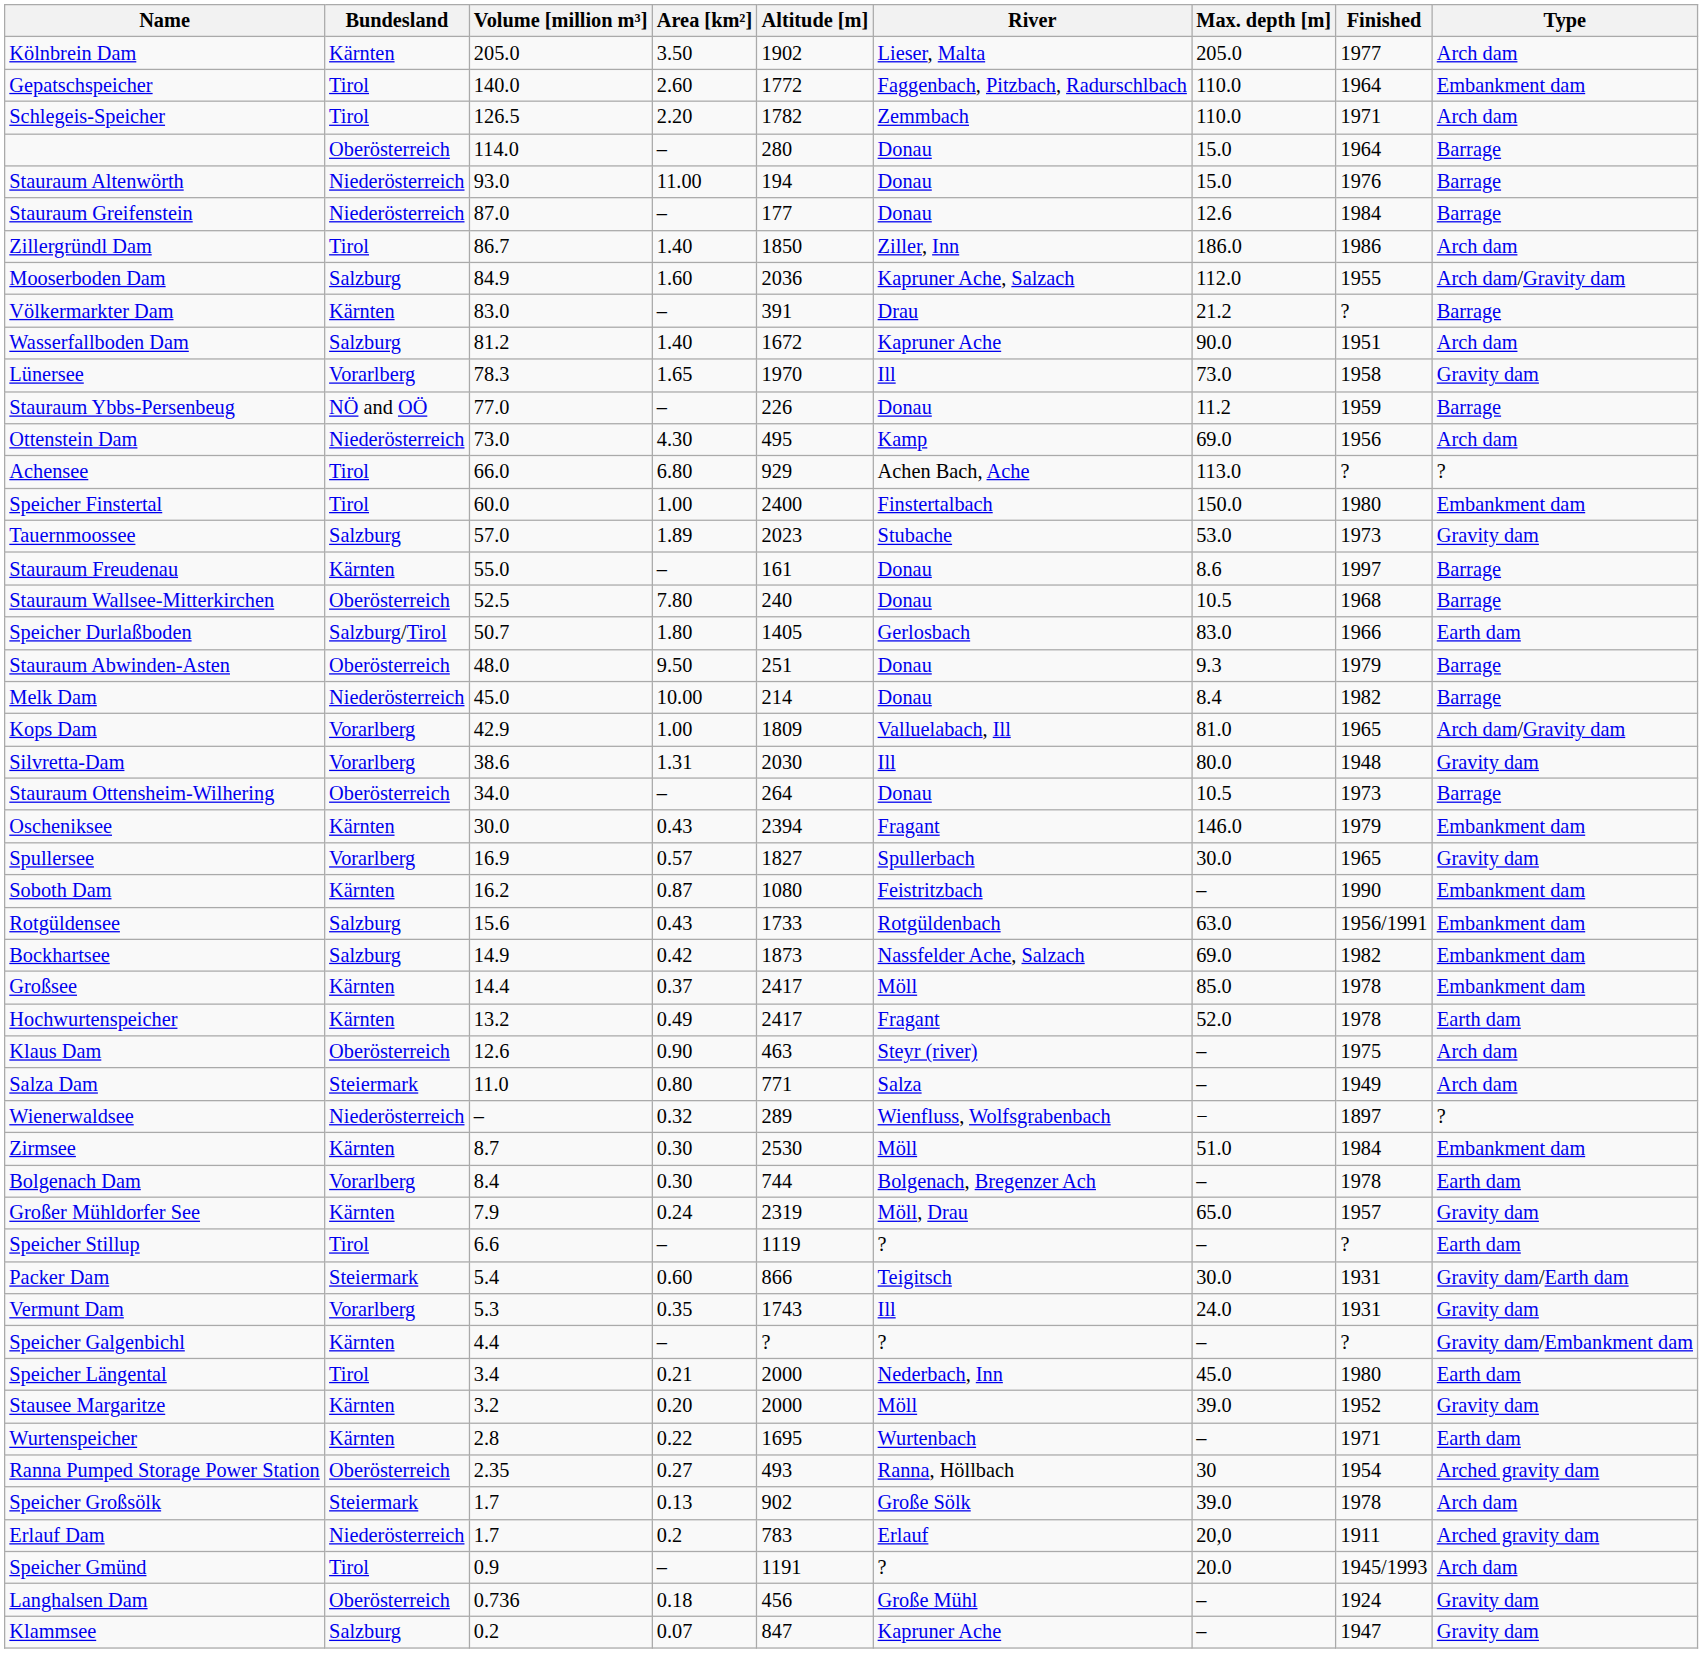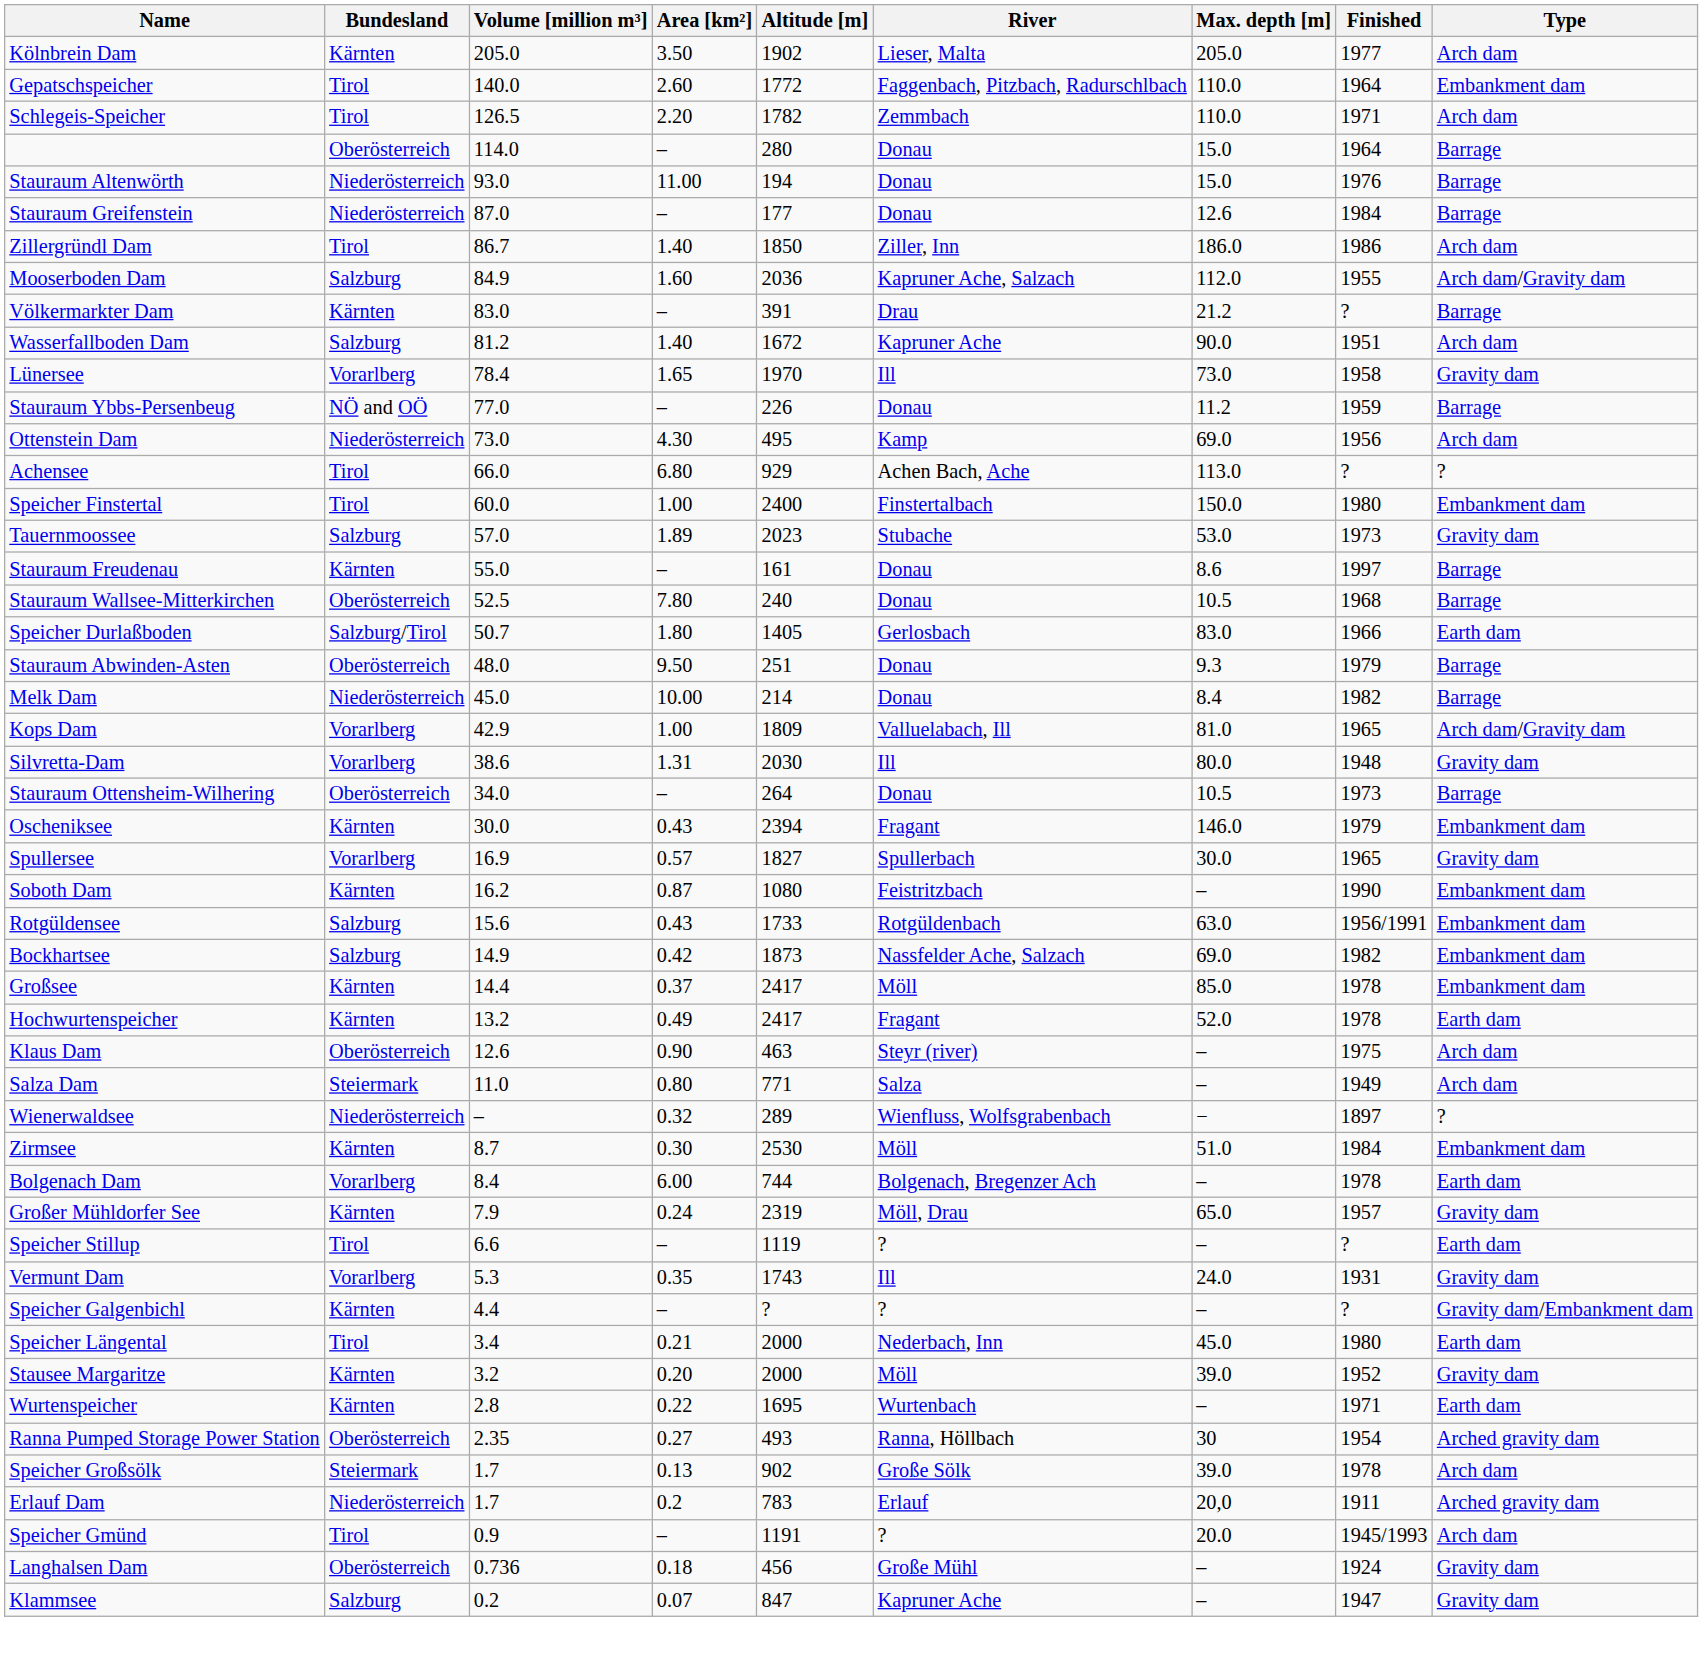(492, 375) 78.3 -> (492, 375) 78.4
(675, 1180) 0.30 -> (675, 1180) 6.00
- row: (59, 1277)
